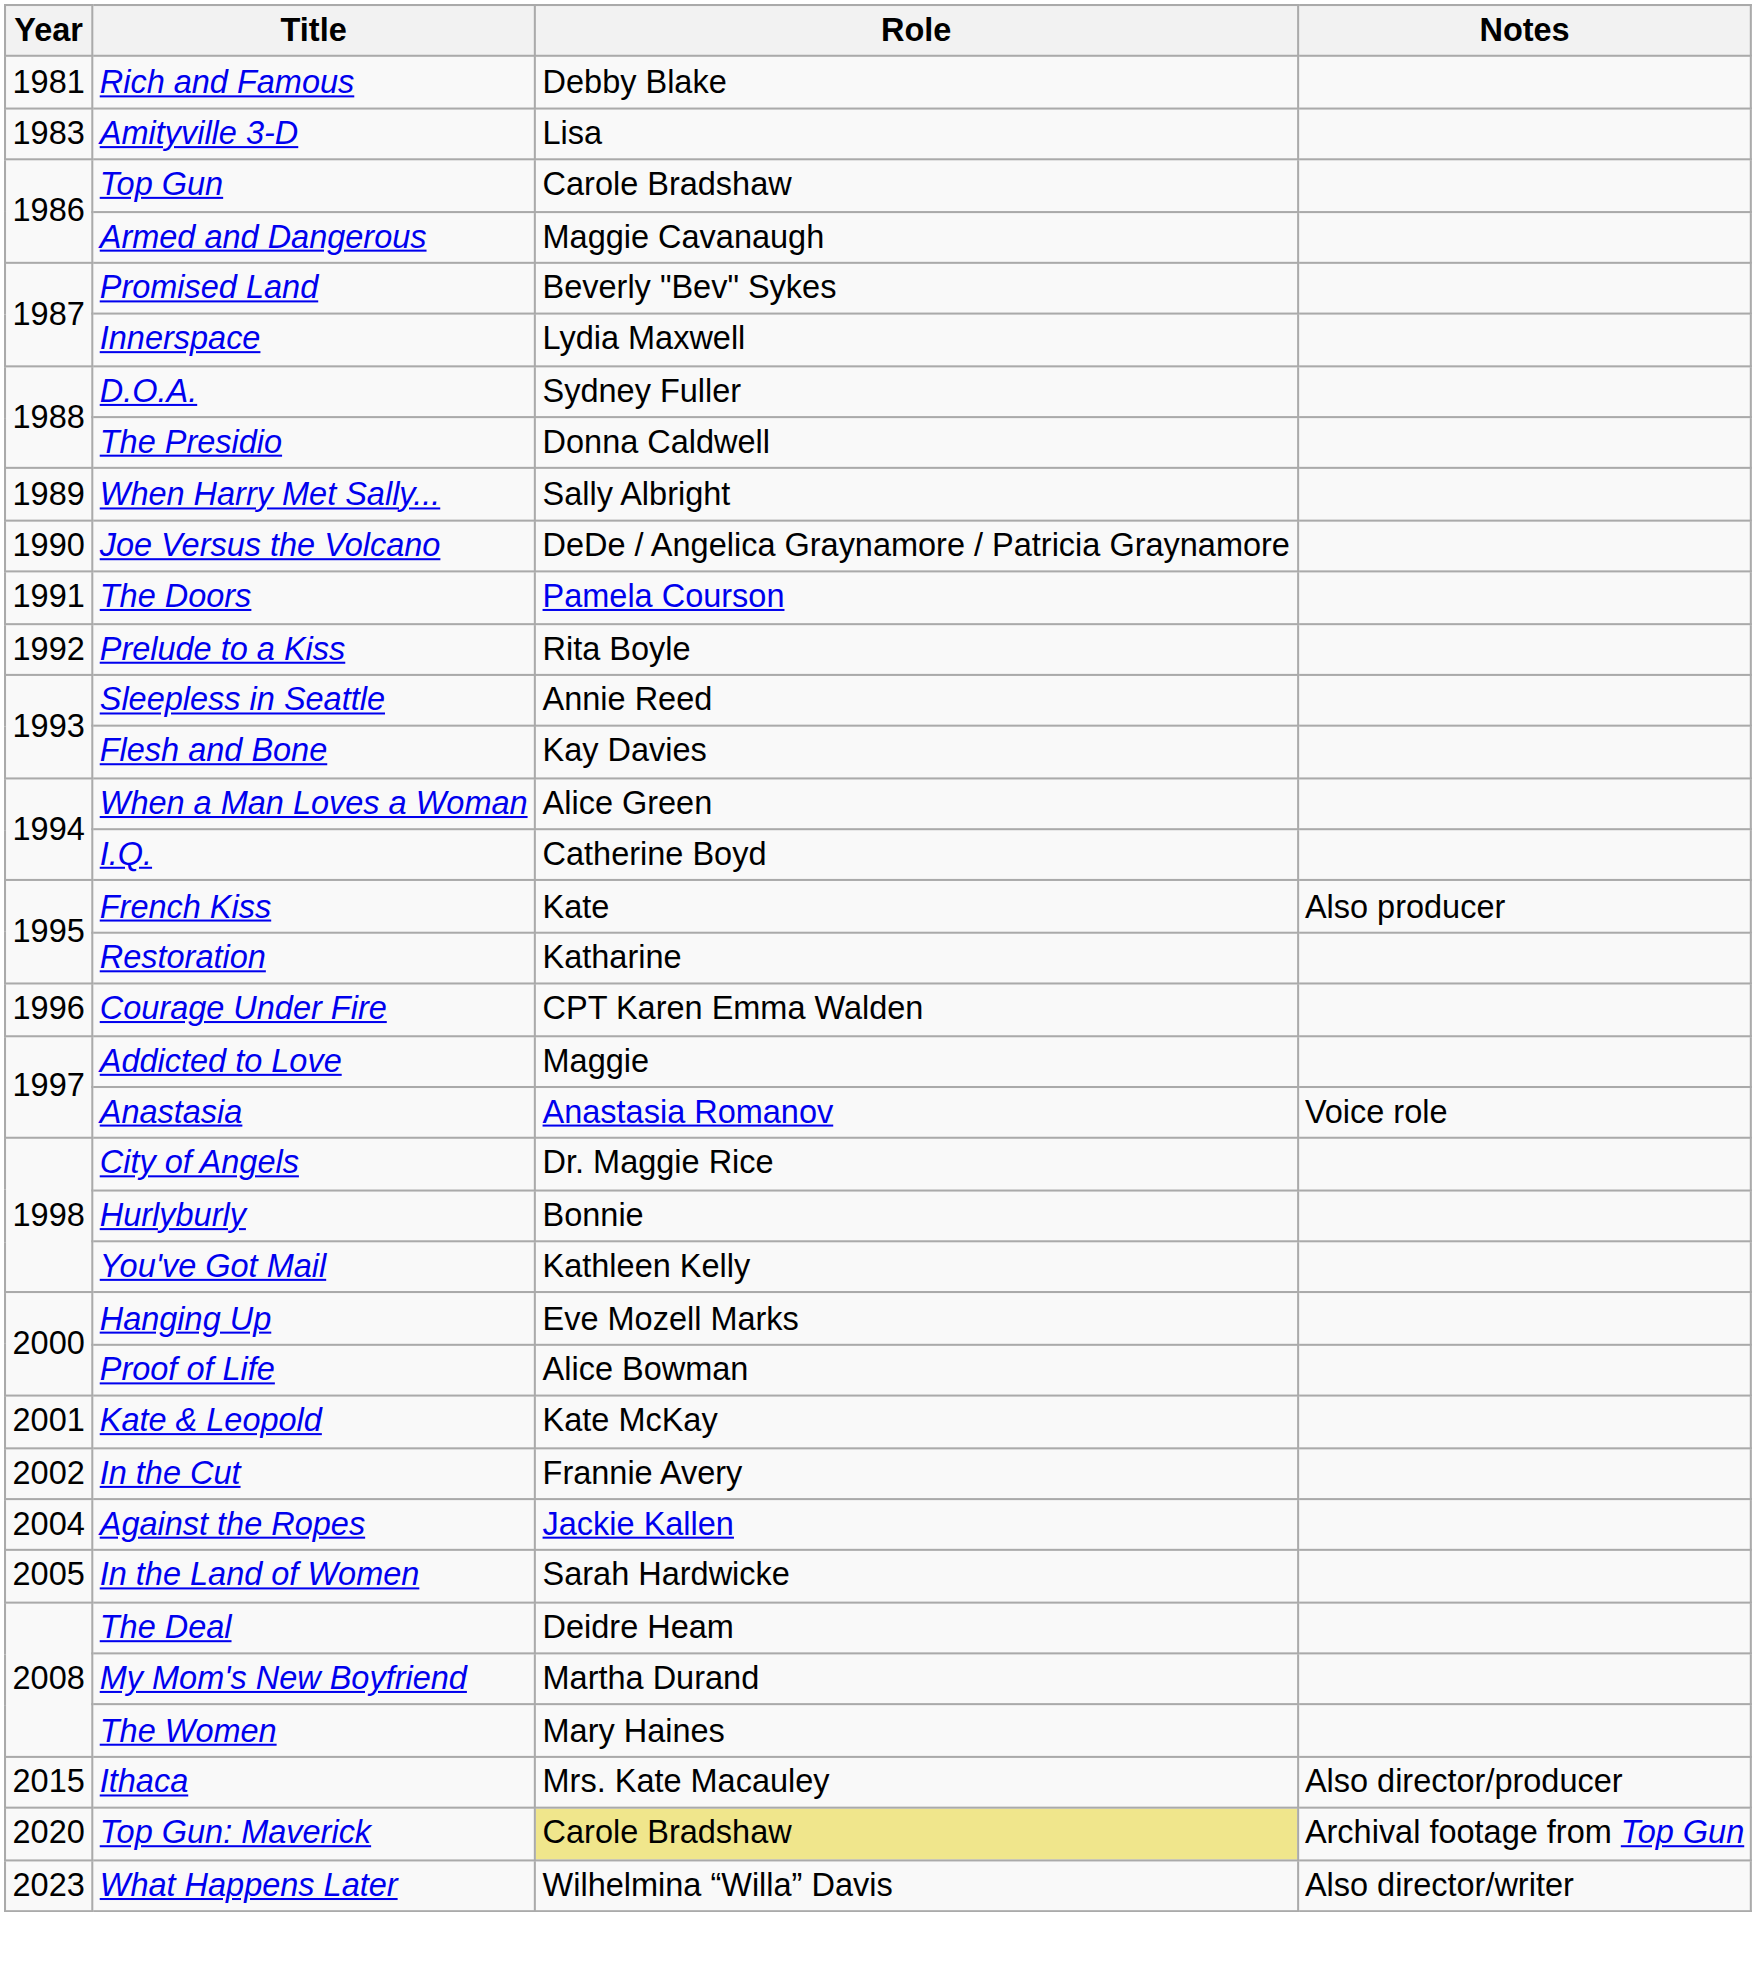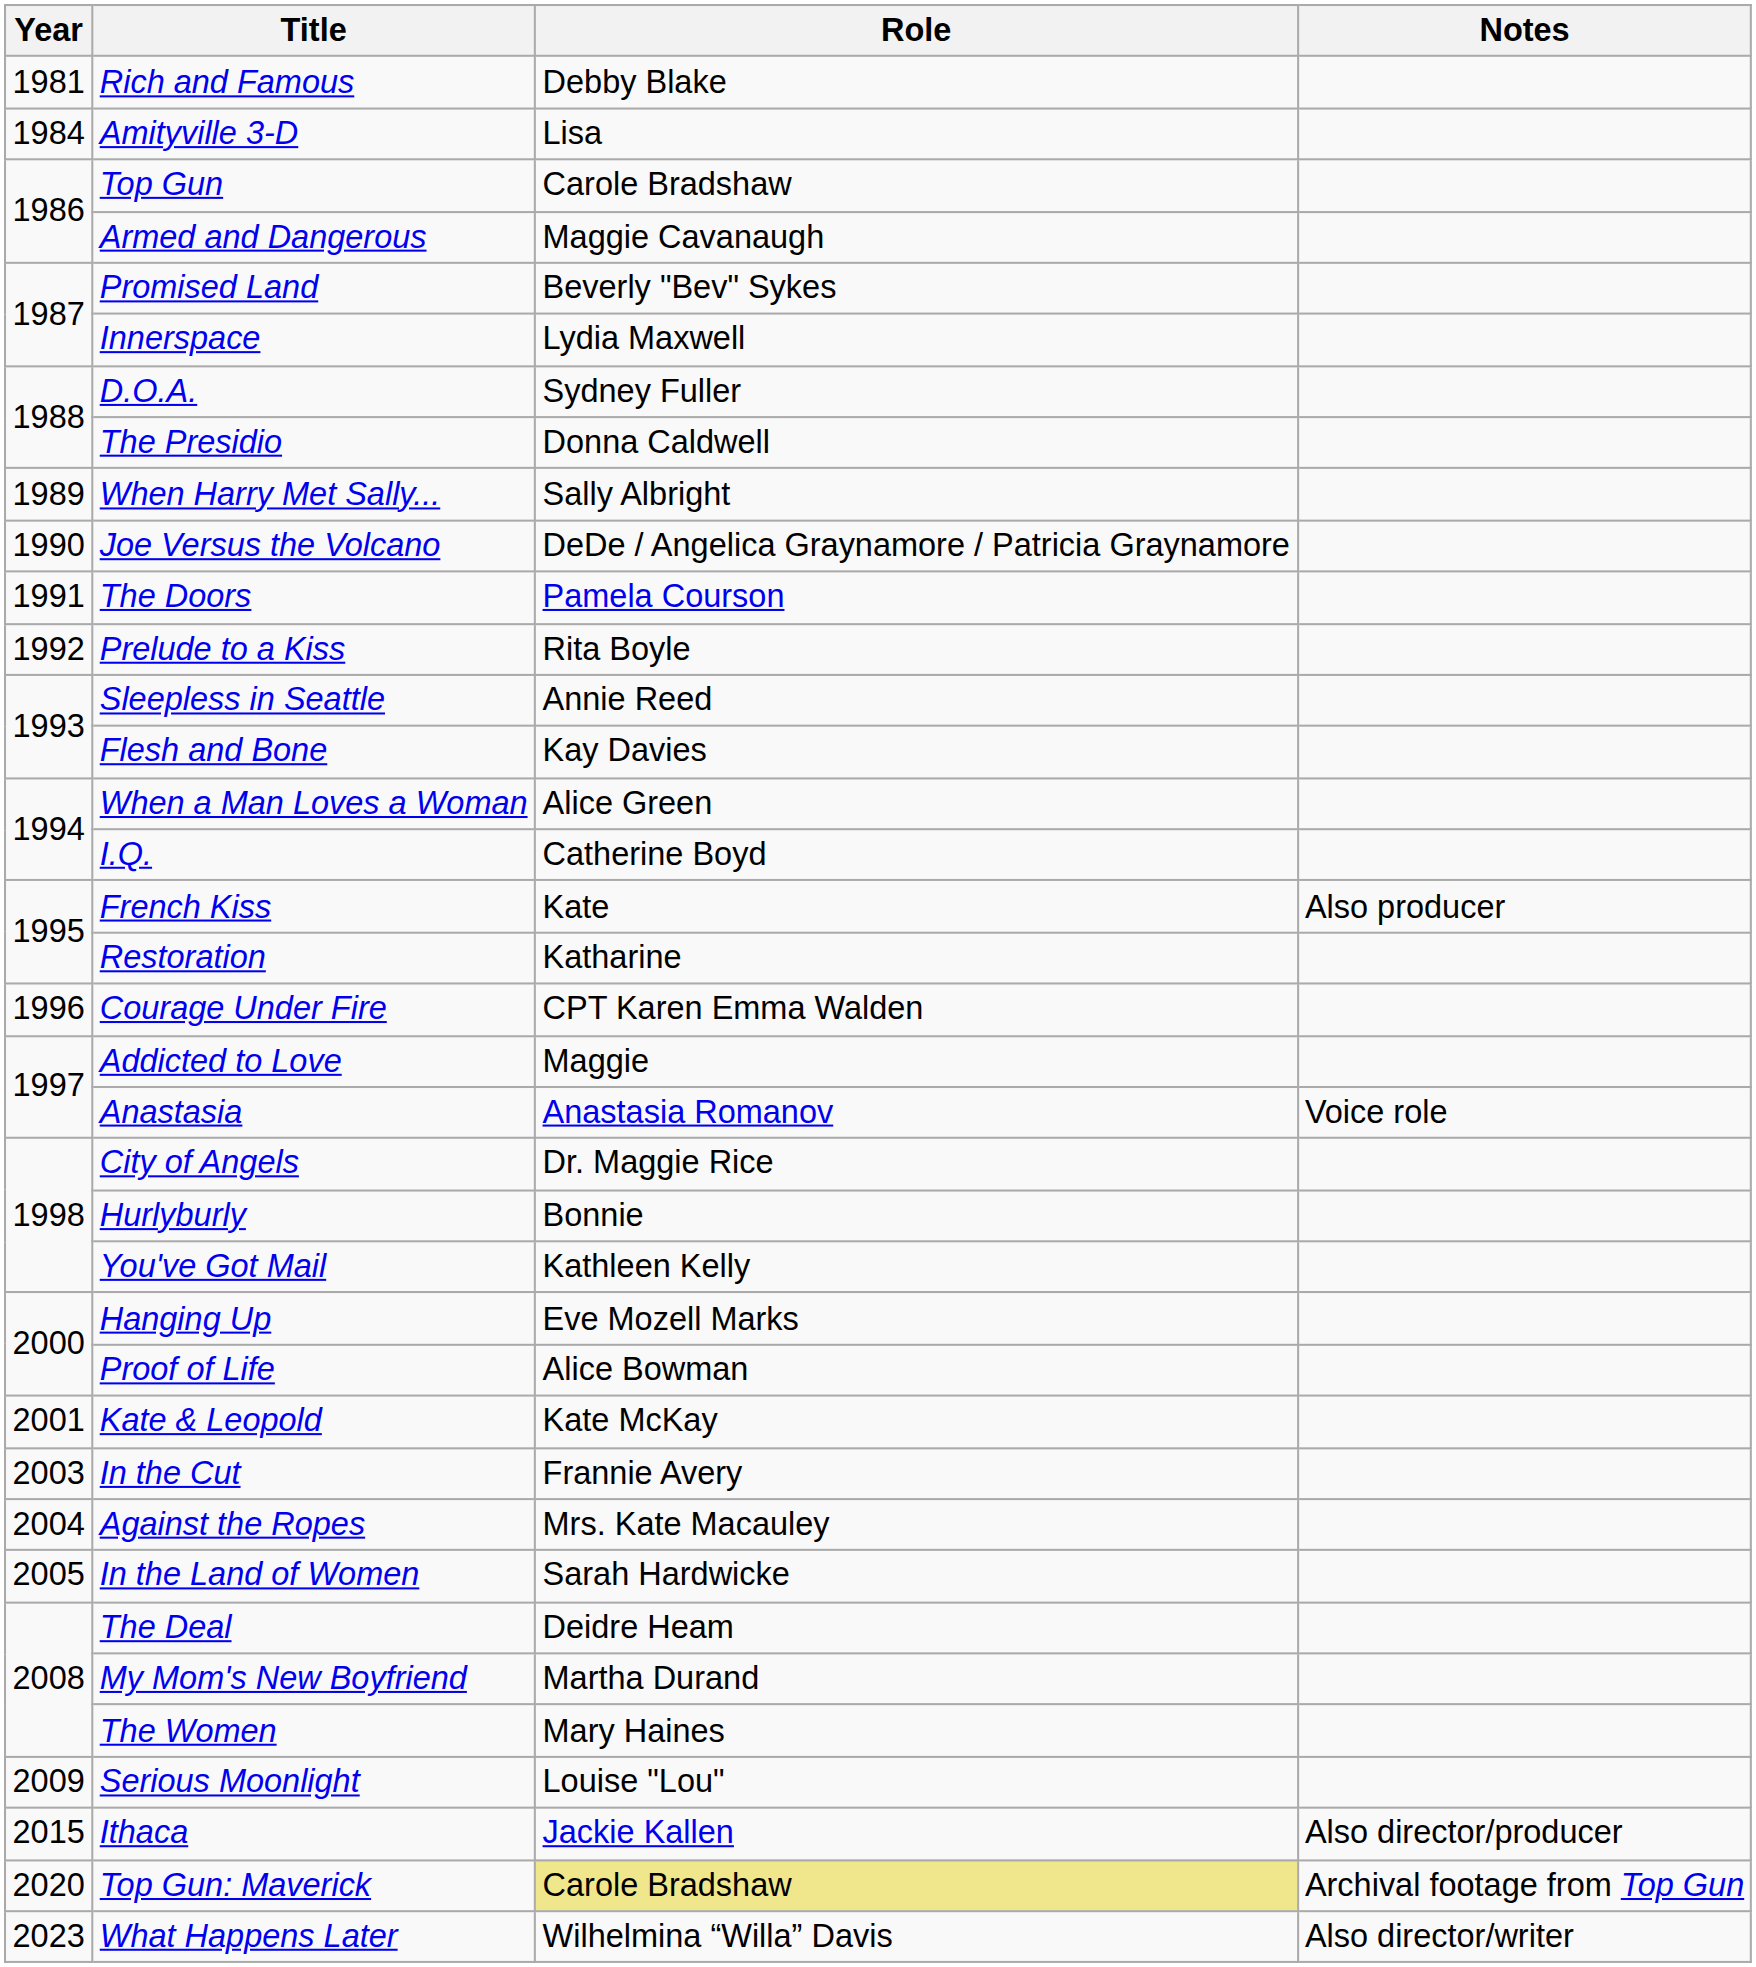(49, 133) 1983 -> (49, 133) 1984
(49, 1472) 2002 -> (49, 1472) 2003
(638, 1524) Jackie Kallen -> (686, 1524) Mrs. Kate Macauley
+ row: (230, 1781)
(686, 1781) Mrs. Kate Macauley -> (638, 1833) Jackie Kallen
